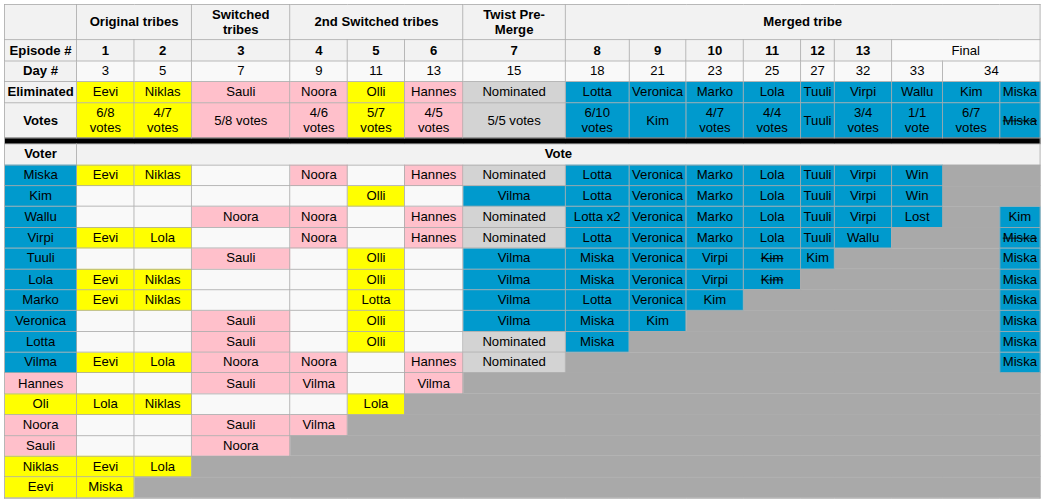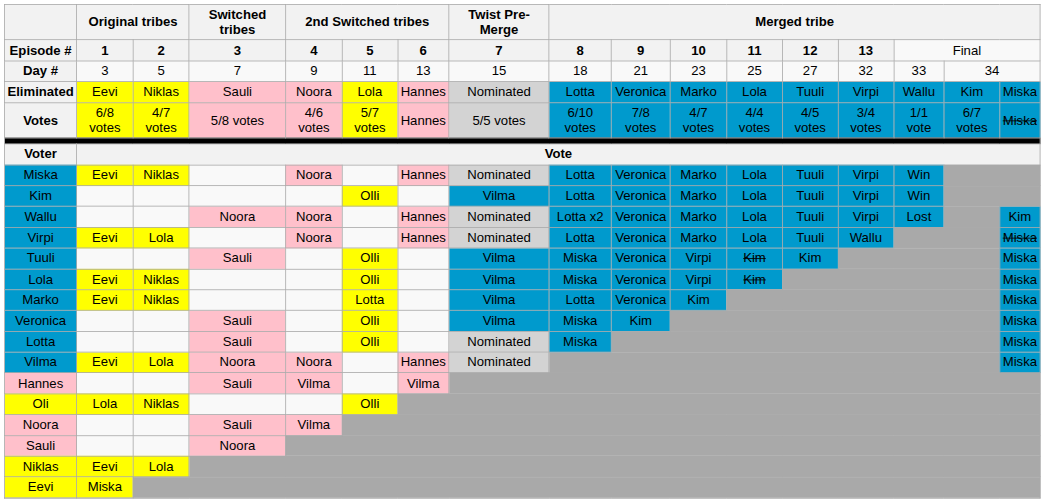(376, 92) Olli -> (370, 92) Lola
(434, 120) 4/5 votes -> (423, 120) Hannes
(658, 120) Kim -> (641, 120) 7/8 votes
(818, 120) Tuuli -> (810, 120) 4/5 votes
(376, 404) Lola -> (370, 404) Olli
